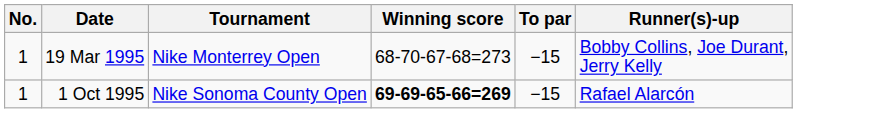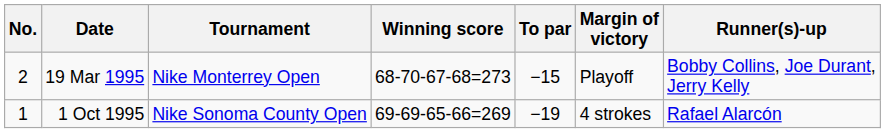+ column: (619, 29)
(23, 56) 1 -> (23, 76) 2
(443, 94) bold -> (443, 114) normal
(545, 94) −15 -> (545, 114) −19
